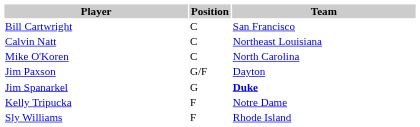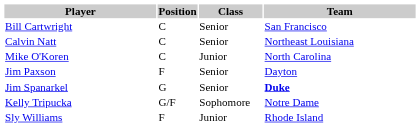+ column: (231, 11)
(199, 72) G/F -> (162, 72) F
(193, 102) F -> (167, 102) G/F
